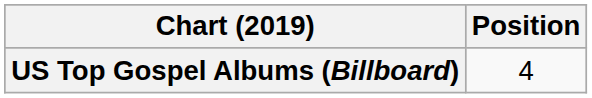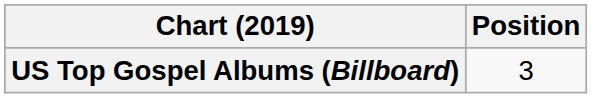(526, 69) 4 -> (526, 69) 3
